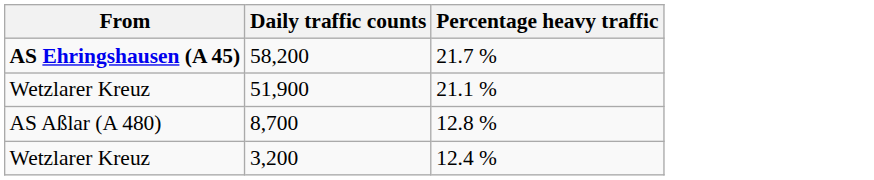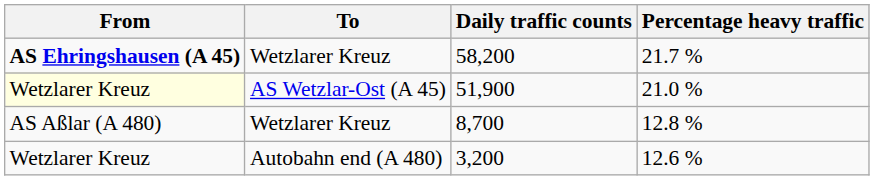+ column: (348, 21)
(80, 89) no background -> (80, 89) lightyellow background
(547, 90) 21.1 % -> (753, 90) 21.0 %
(547, 158) 12.4 % -> (753, 158) 12.6 %
